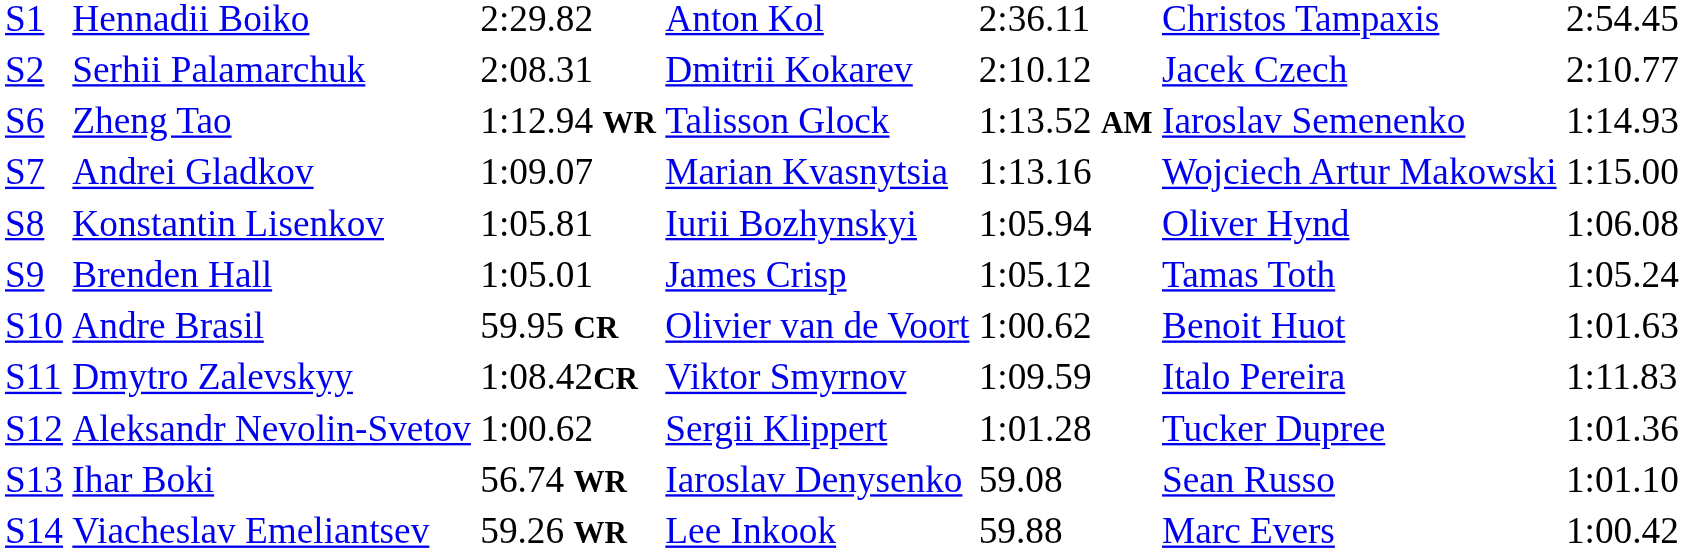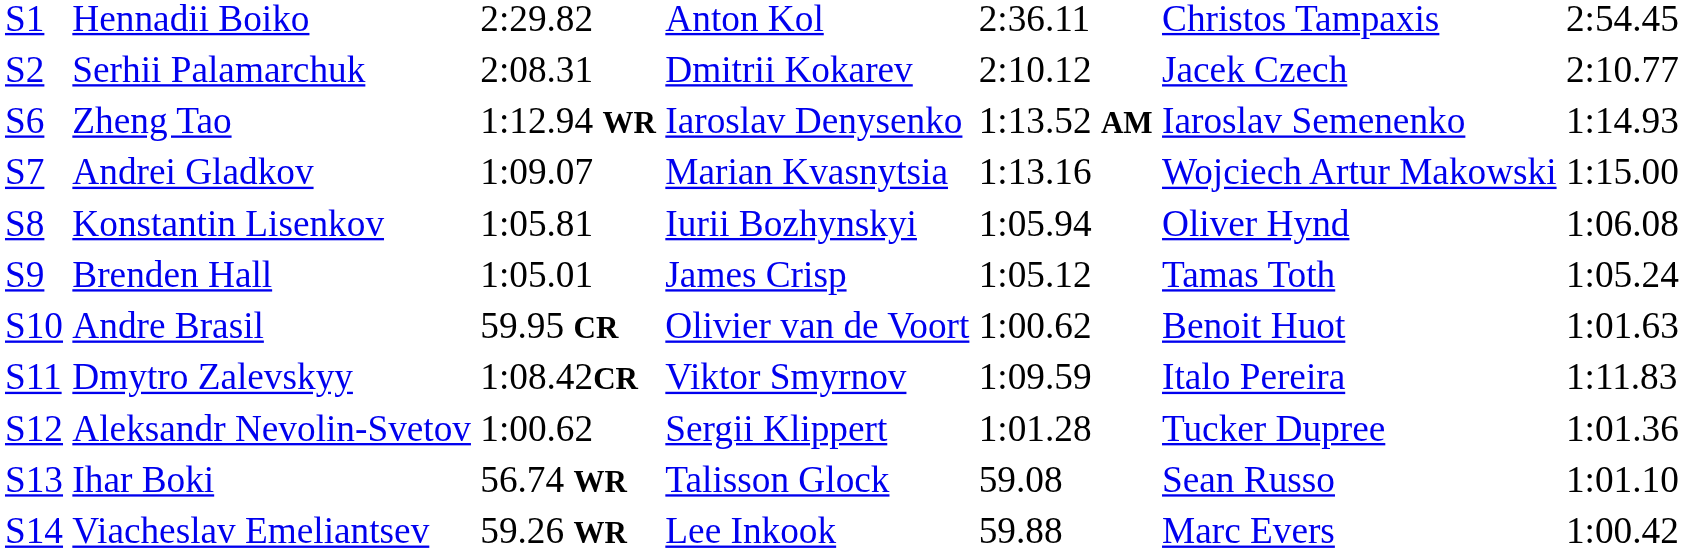(777, 120) Talisson Glock -> (814, 120) Iaroslav Denysenko
(814, 479) Iaroslav Denysenko -> (777, 479) Talisson Glock
